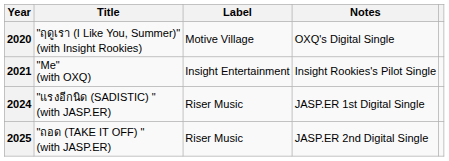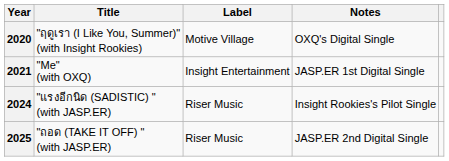(365, 71) Insight Rookies's Pilot Single -> (360, 71) JASP.ER 1st Digital Single
(360, 104) JASP.ER 1st Digital Single -> (365, 104) Insight Rookies's Pilot Single
